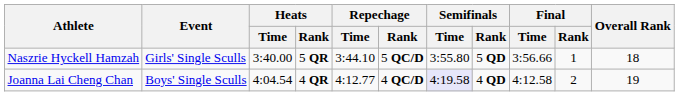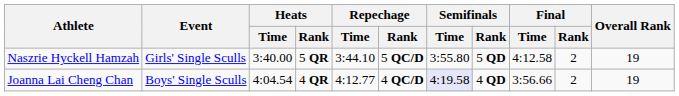(532, 58) 3:56.66 -> (532, 58) 4:12.58
(573, 58) 1 -> (573, 58) 2
(633, 58) 18 -> (633, 58) 19
(532, 80) 4:12.58 -> (532, 80) 3:56.66
